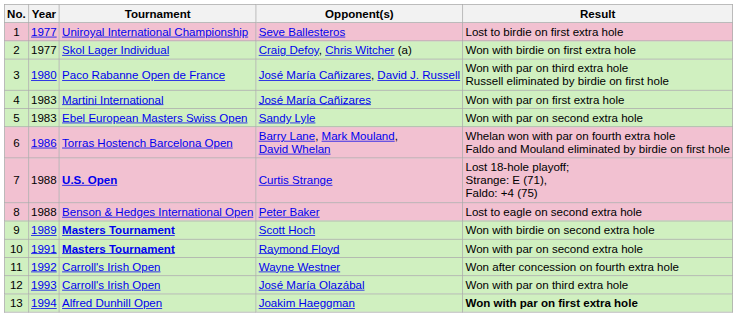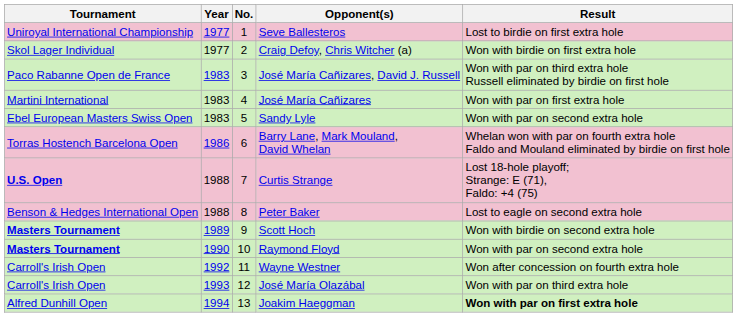columns swapped: (16, 14) <-> (158, 14)
(44, 75) 1980 -> (217, 75) 1983
(44, 248) 1991 -> (217, 248) 1990
